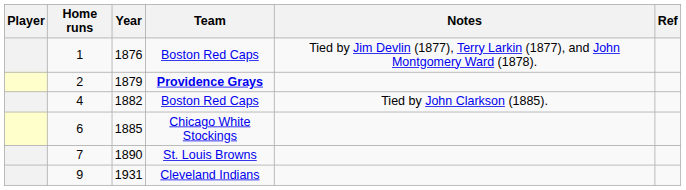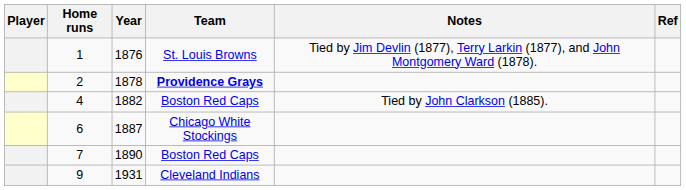(210, 55) Boston Red Caps -> (210, 55) St. Louis Browns
(129, 82) 1879 -> (129, 82) 1878
(129, 128) 1885 -> (129, 128) 1887
(210, 155) St. Louis Browns -> (210, 155) Boston Red Caps
